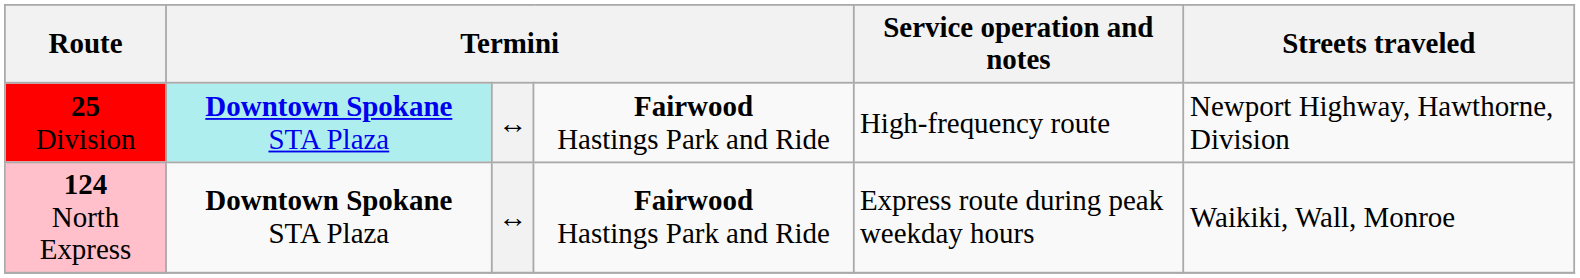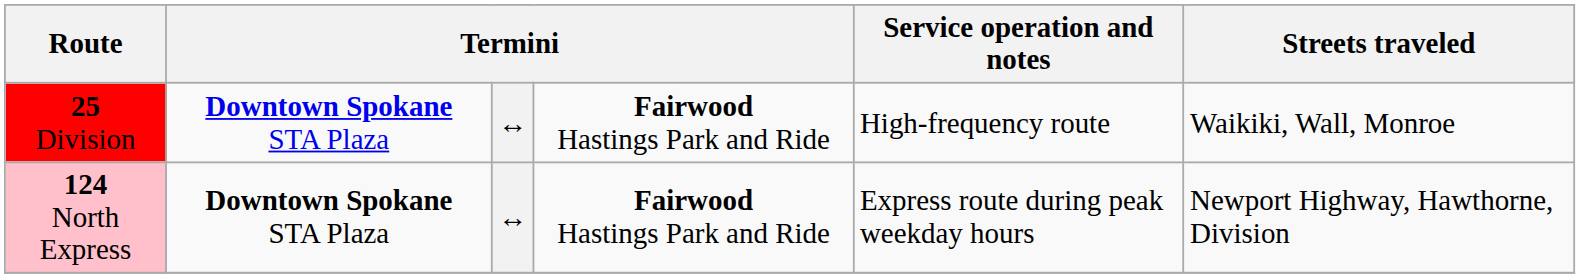(329, 122) paleturquoise background -> (329, 122) no background
(1372, 122) Newport Highway, Hawthorne, Division -> (1323, 122) Waikiki, Wall, Monroe
(1323, 217) Waikiki, Wall, Monroe -> (1372, 217) Newport Highway, Hawthorne, Division
